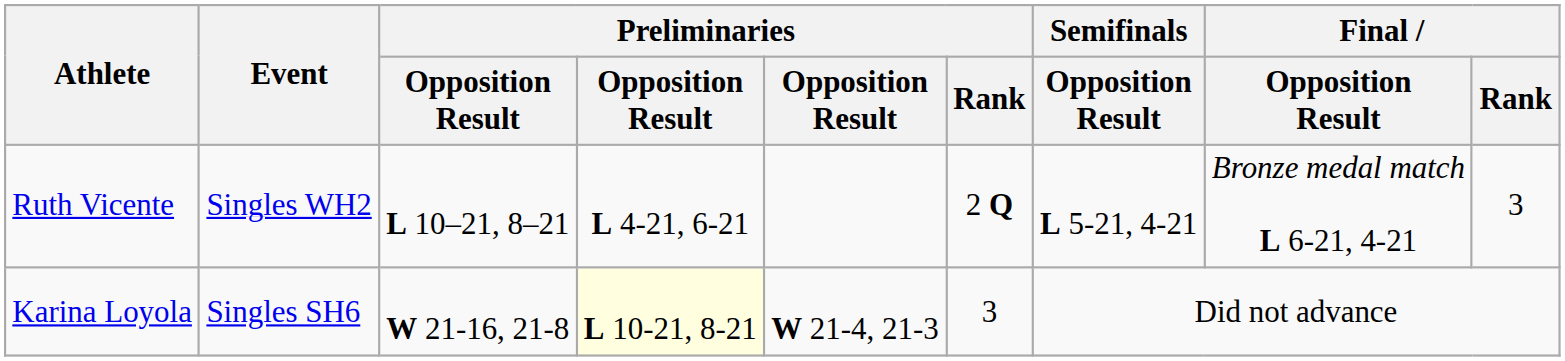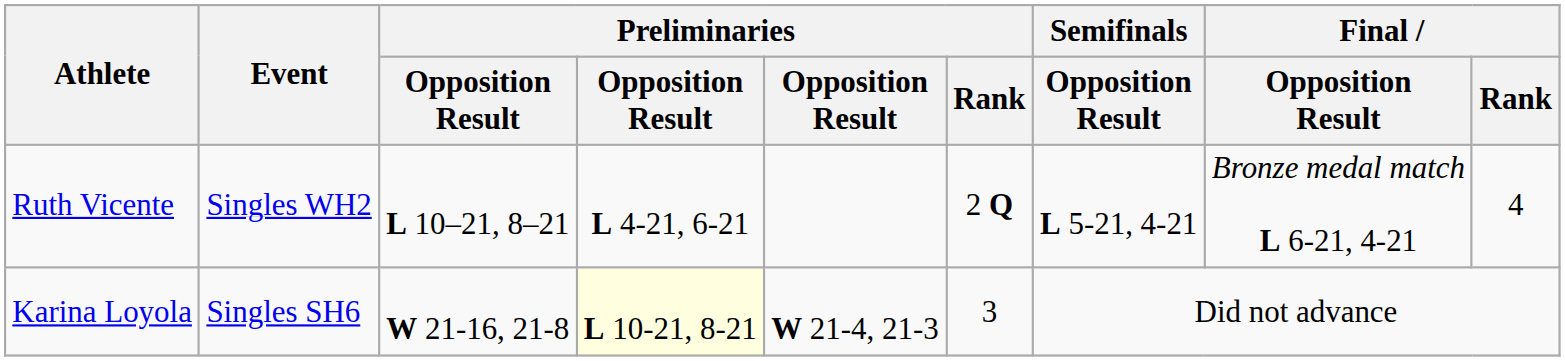(1516, 205) 3 -> (1516, 205) 4
